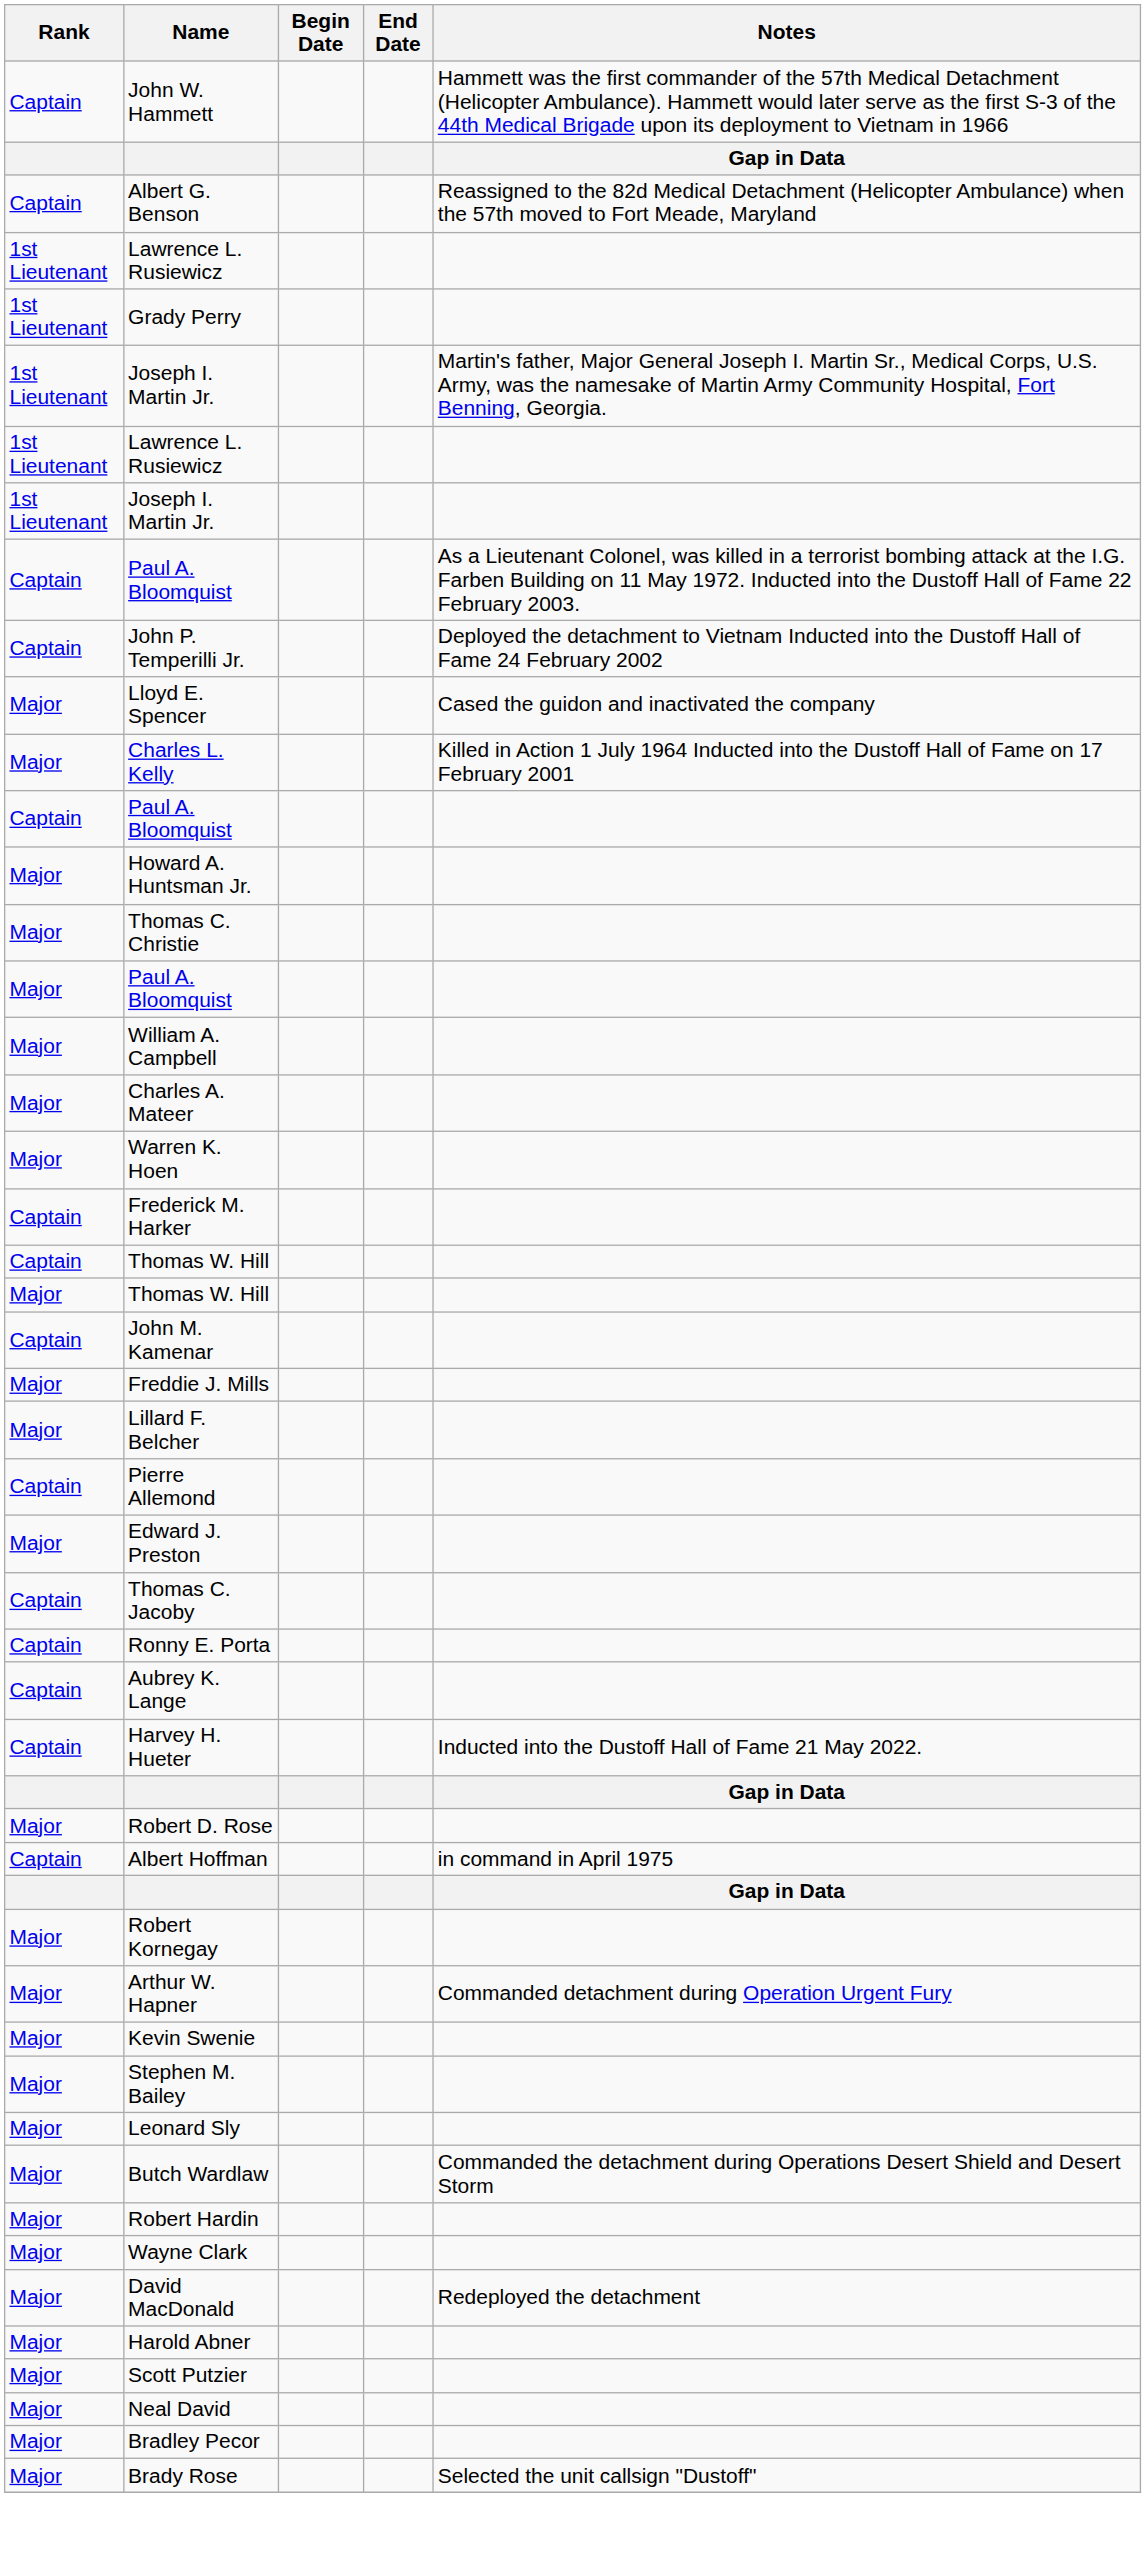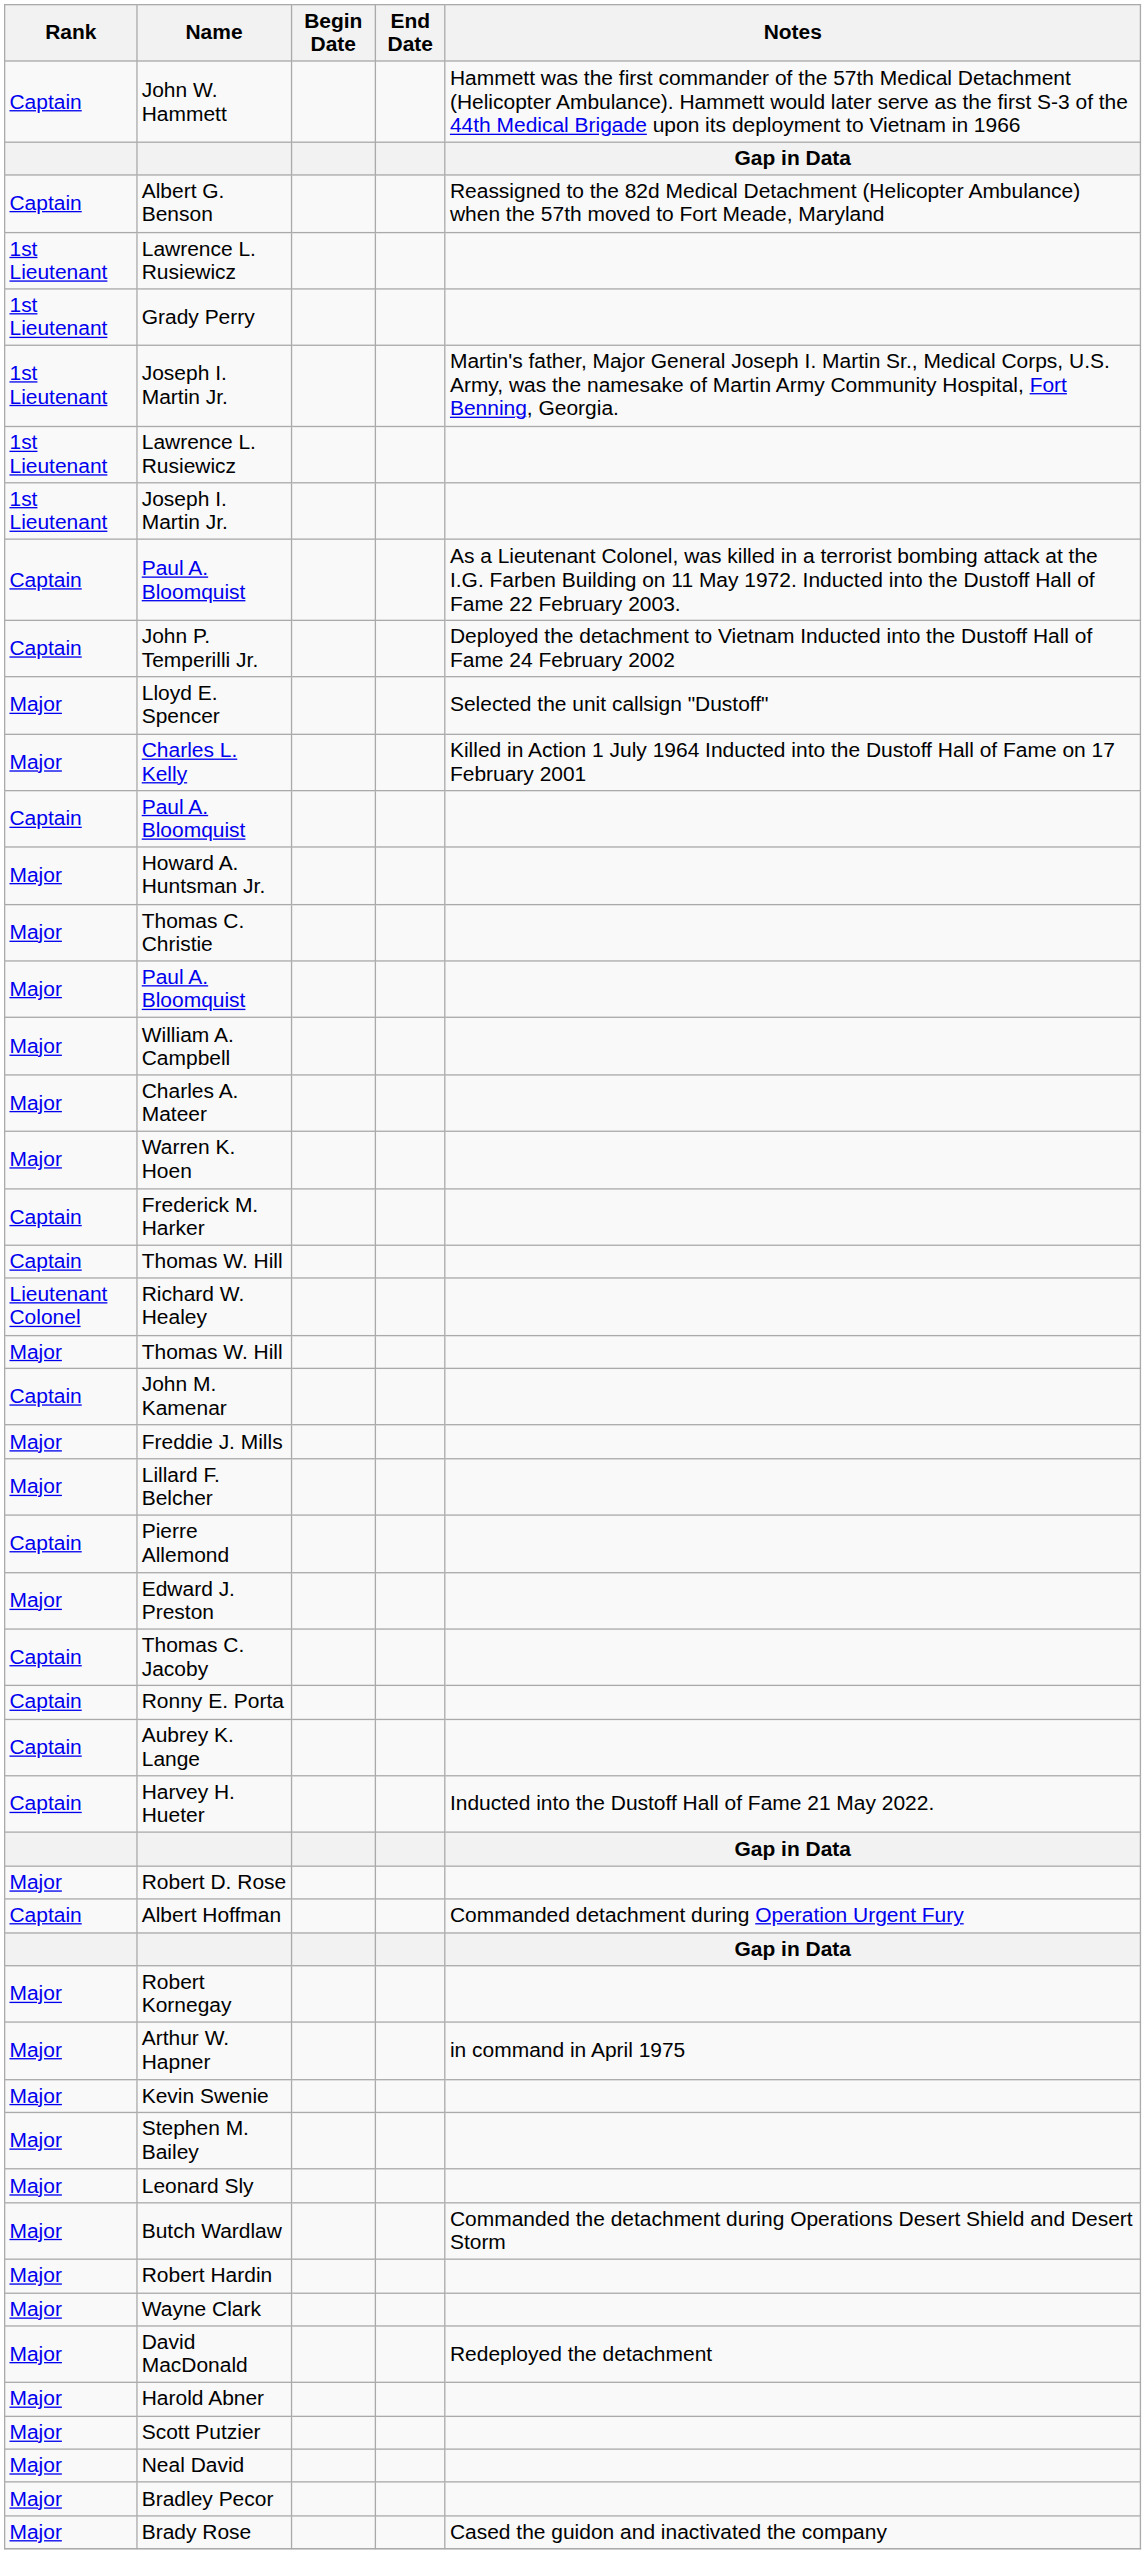(656, 705) Cased the guidon and inactivated the company -> (609, 705) Selected the unit callsign "Dustoff"
+ row: (58, 1306)
(555, 1858) in command in April 1975 -> (707, 1915) Commanded detachment during Operation Urgent Fury
(695, 1993) Commanded detachment during Operation Urgent Fury -> (568, 2050) in command in April 1975
(597, 2475) Selected the unit callsign "Dustoff" -> (668, 2532) Cased the guidon and inactivated the company
